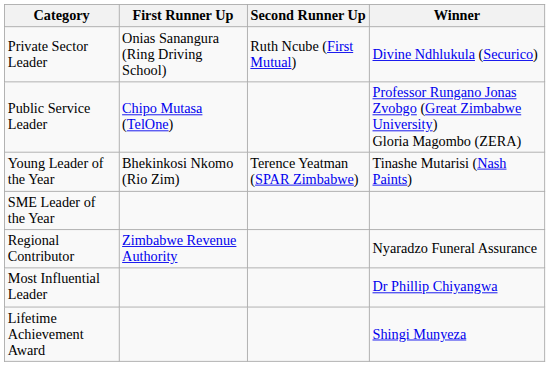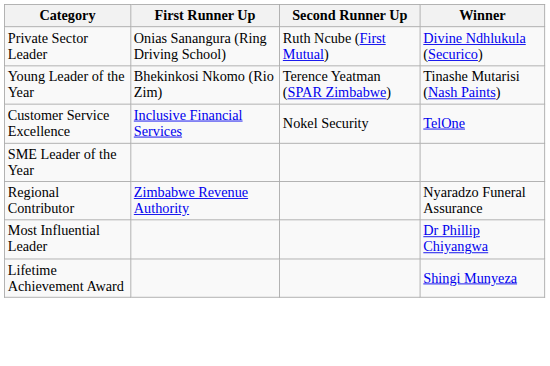- row: (49, 117)
+ row: (59, 123)
